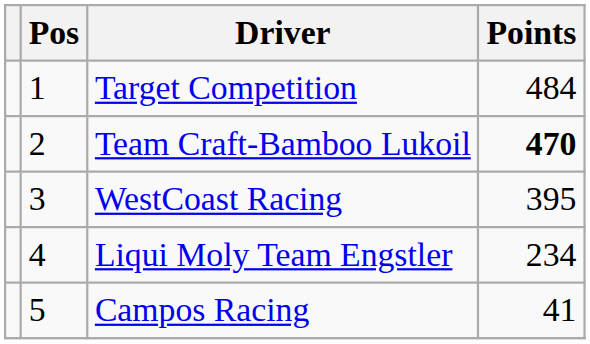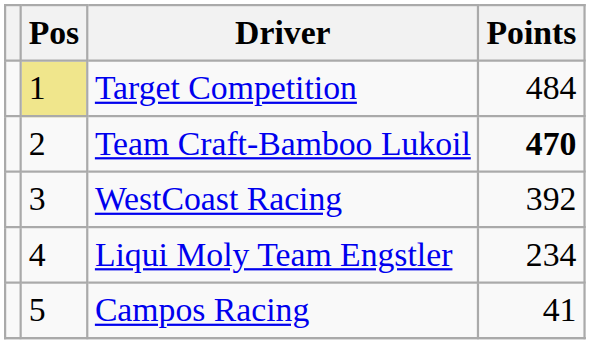(37, 88) no background -> (37, 88) khaki background
(551, 199) 395 -> (551, 199) 392
